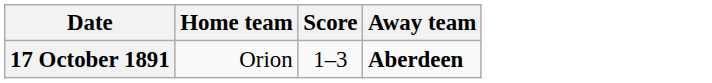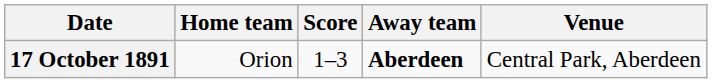+ column: (594, 22)
